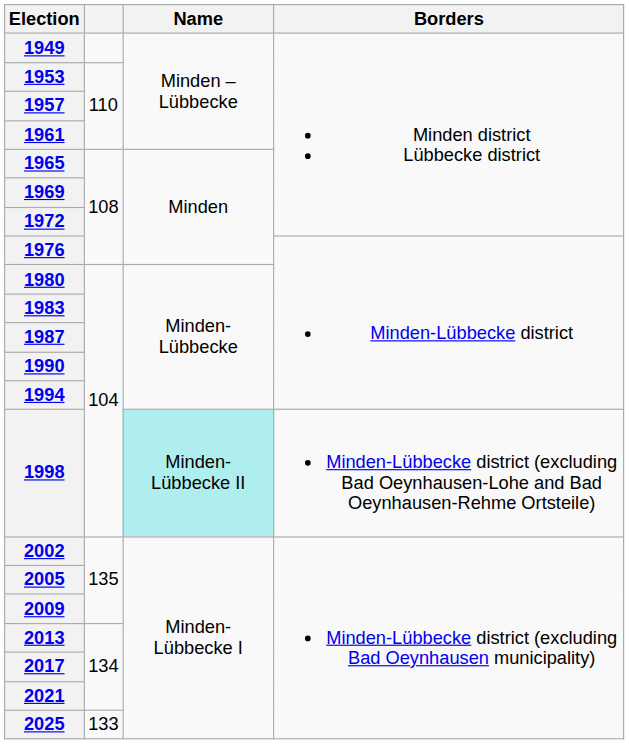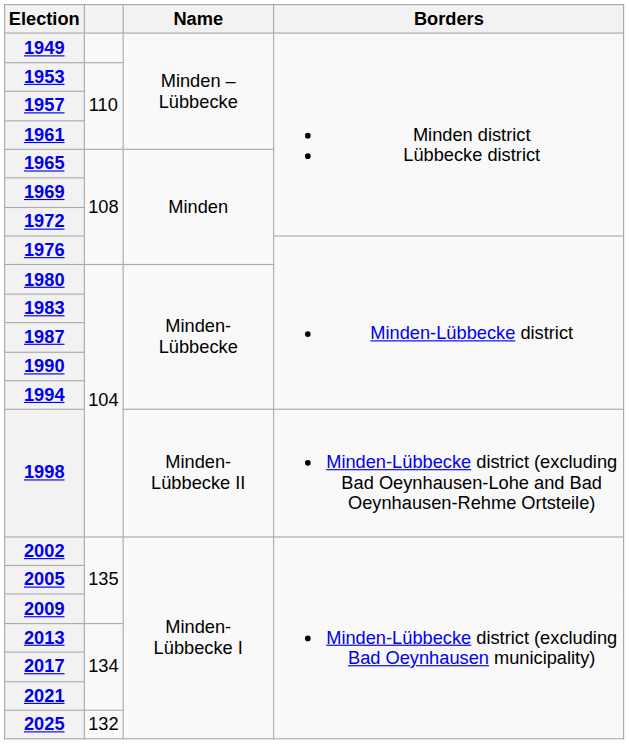(198, 472) paleturquoise background -> (198, 472) no background
(103, 724) 133 -> (103, 724) 132
